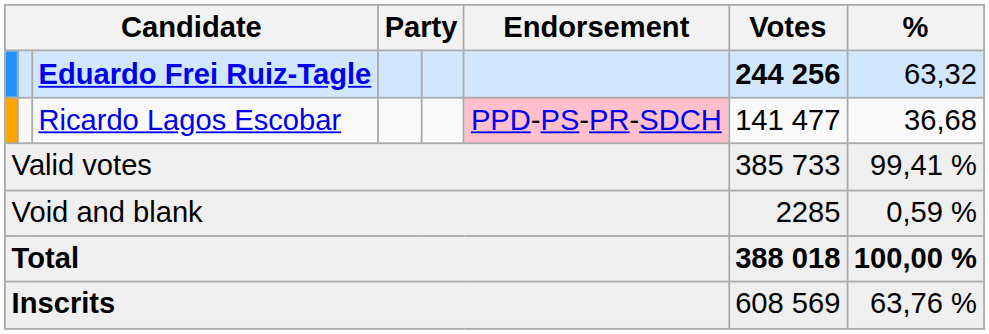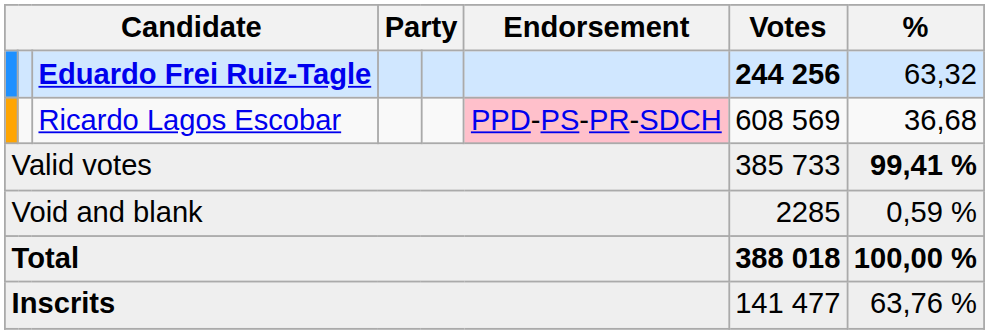(788, 119) 141 477 -> (788, 119) 608 569
(923, 166) normal -> (923, 166) bold
(788, 304) 608 569 -> (788, 304) 141 477
